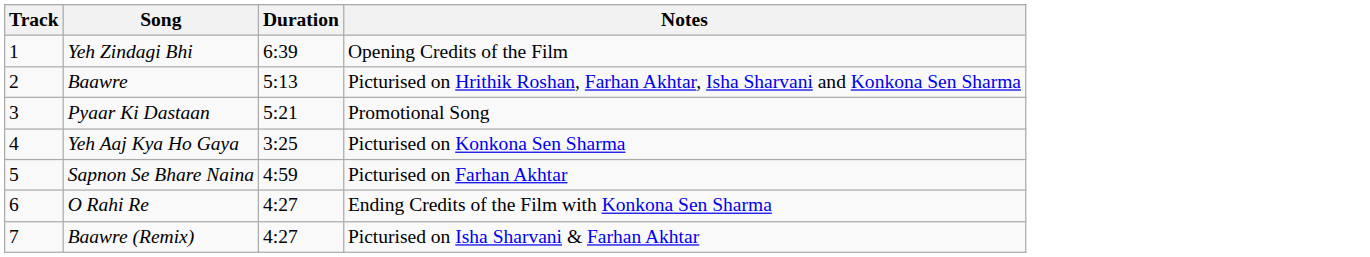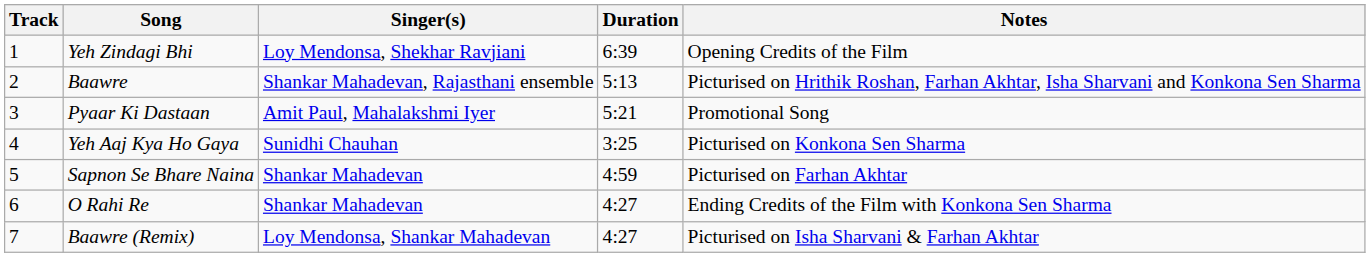+ column: (428, 19)
